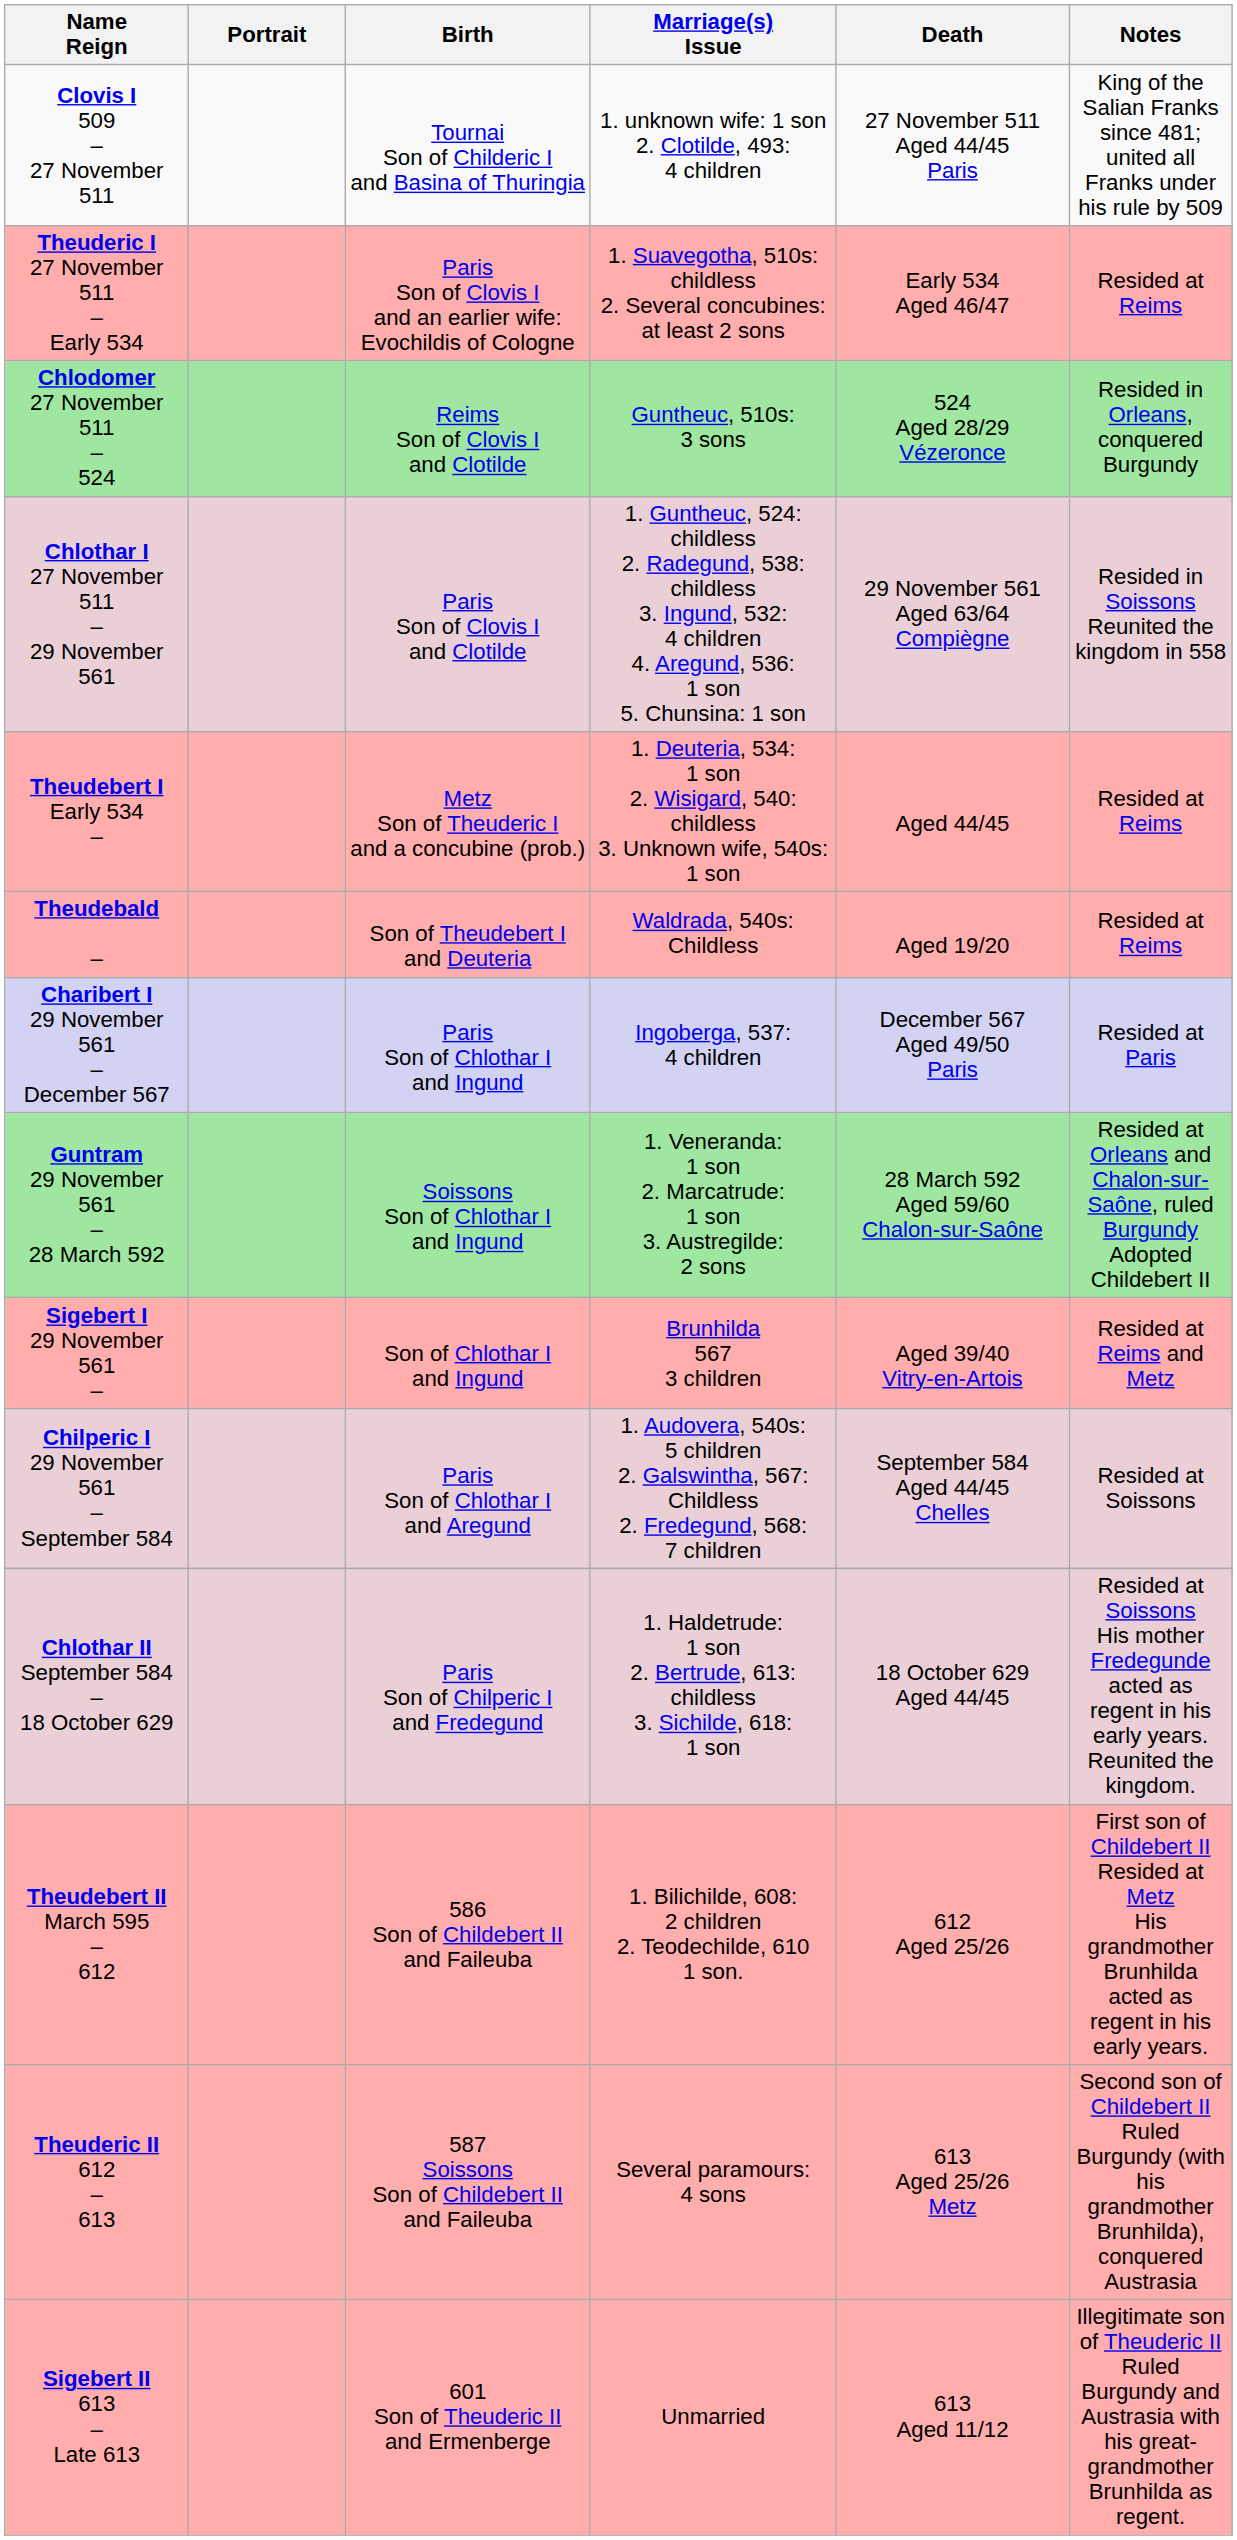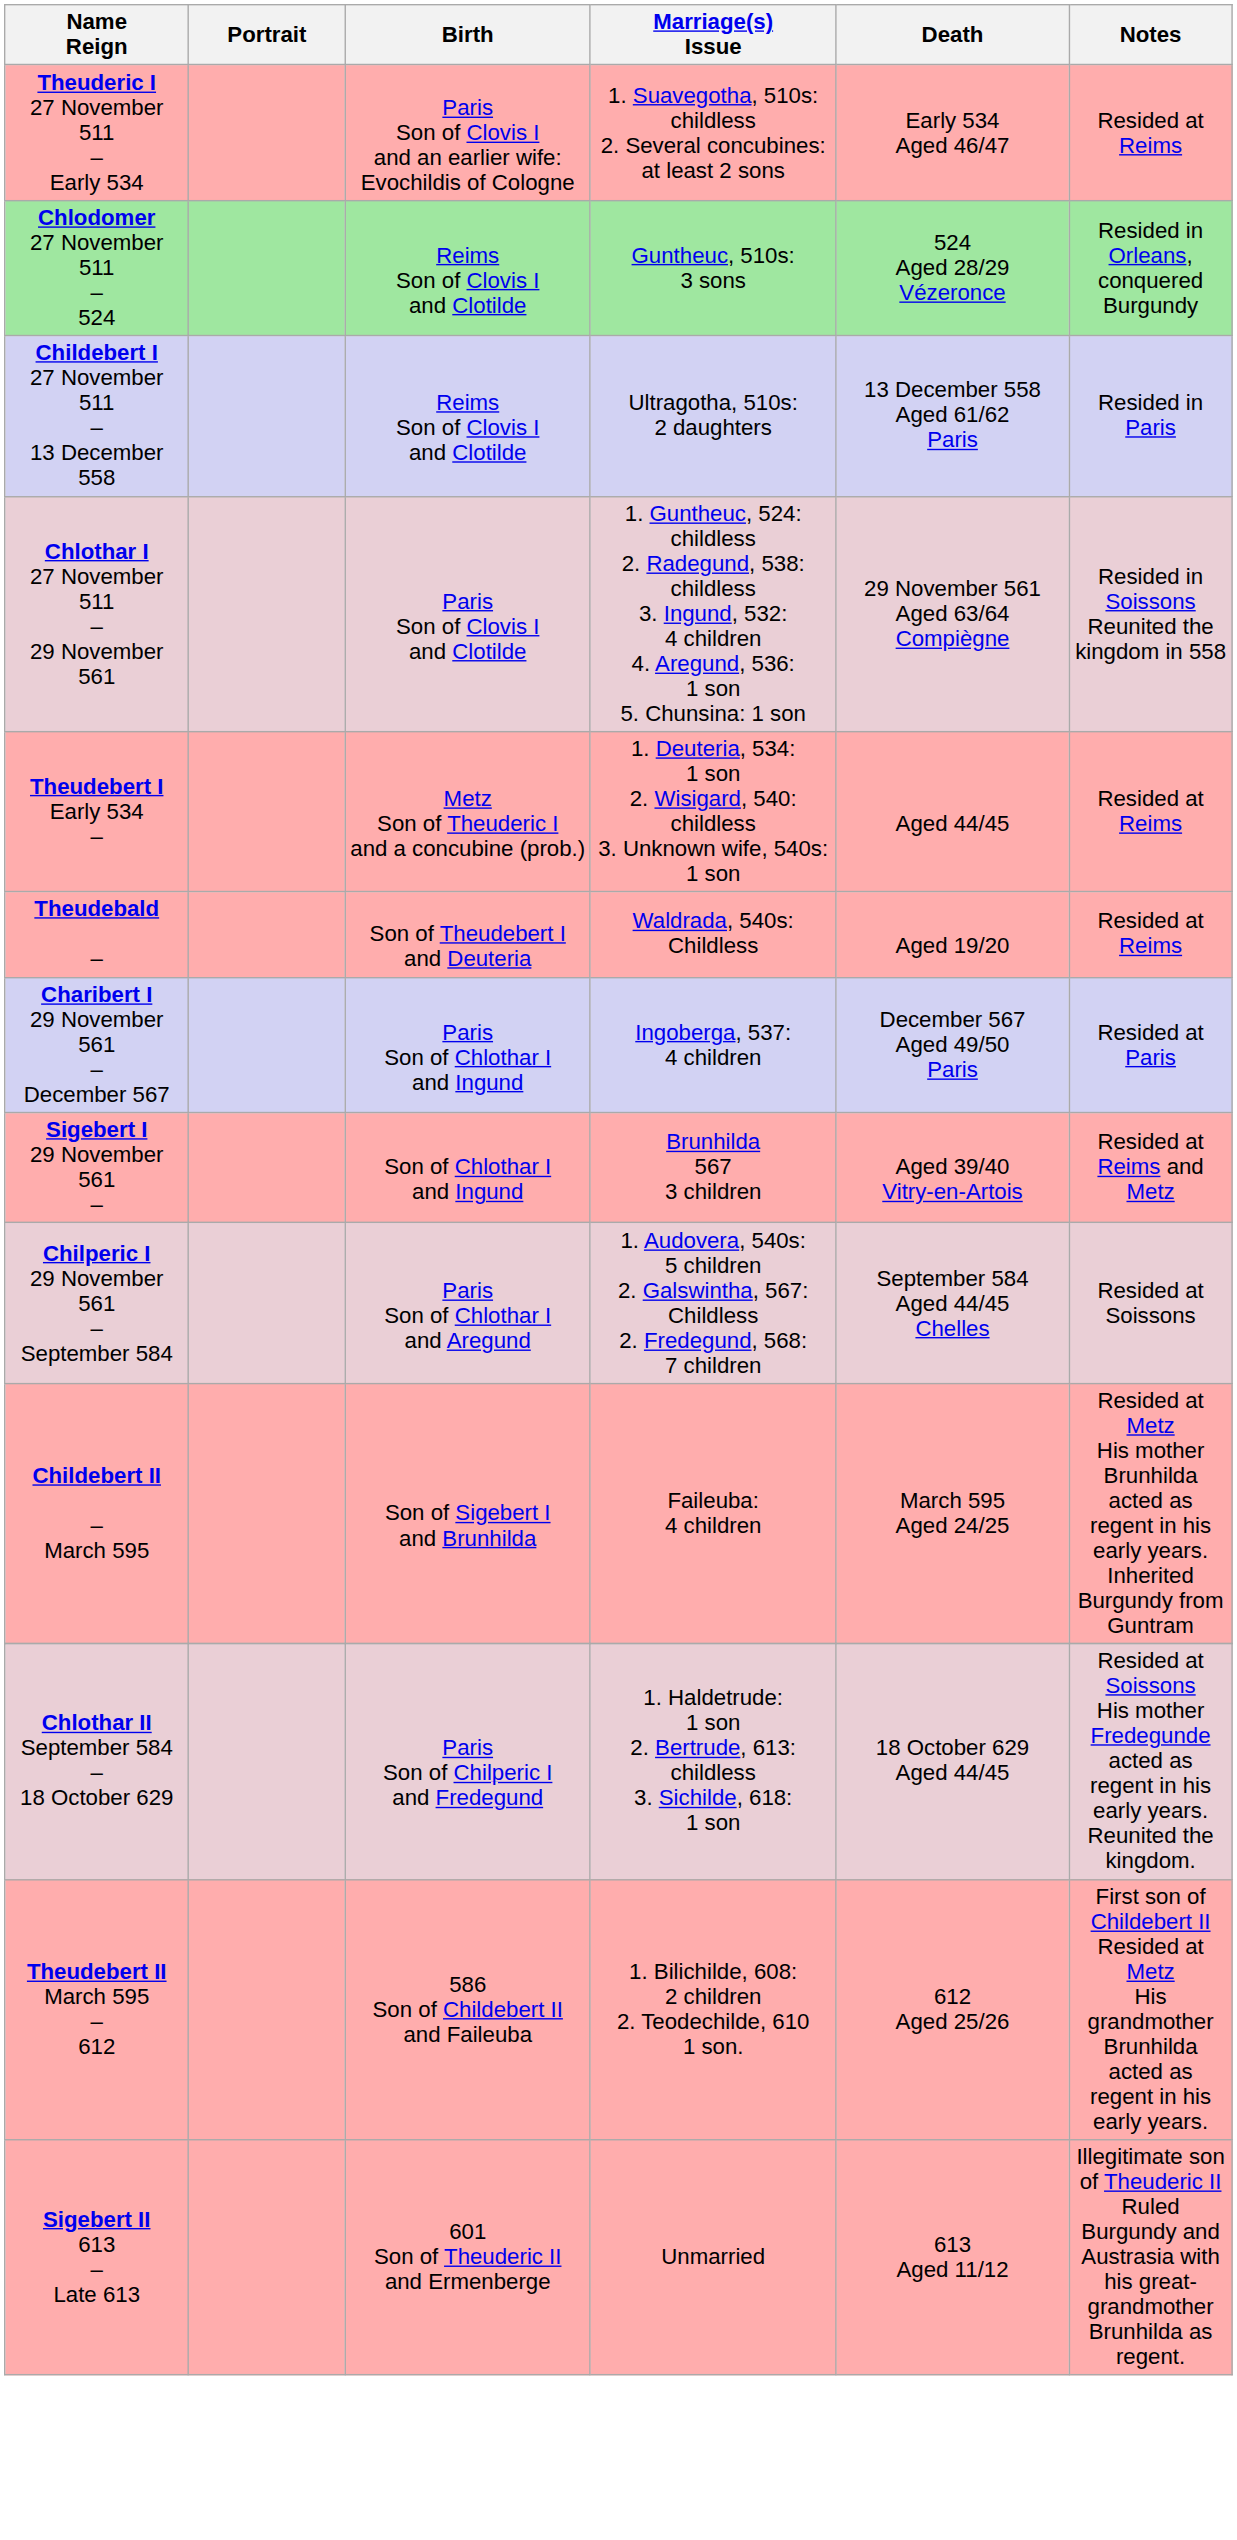- row: (97, 144)
+ row: (97, 415)
- row: (97, 1205)
+ row: (97, 1513)
- row: (97, 2182)
